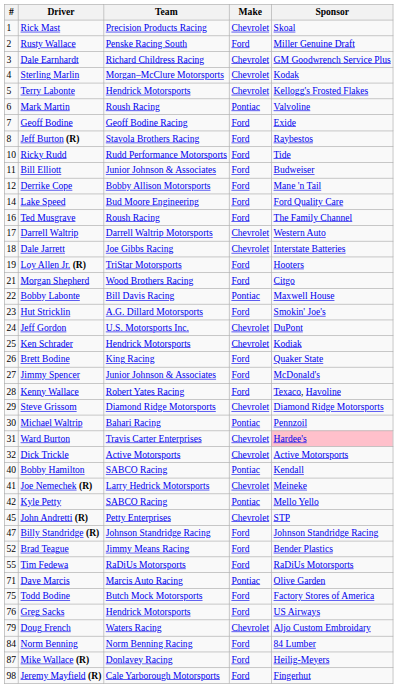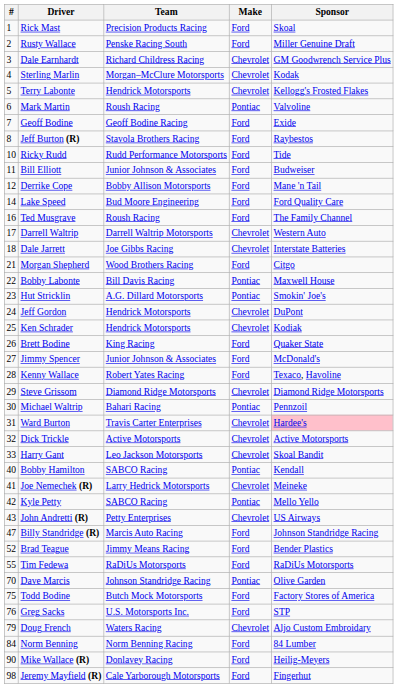(250, 28) Chevrolet -> (240, 28) Ford
- row: (53, 265)
(240, 312) Ford -> (246, 296) Pontiac
(147, 328) U.S. Motorsports Inc. -> (148, 312) Hendrick Motorsports
+ row: (42, 454)
(11, 517) 45 -> (11, 517) 43
(282, 517) STP -> (297, 517) US Airways
(158, 533) Johnson Standridge Racing -> (144, 533) Marcis Auto Racing
(11, 580) 71 -> (11, 580) 70
(144, 580) Marcis Auto Racing -> (158, 580) Johnson Standridge Racing
(148, 612) Hendrick Motorsports -> (147, 612) U.S. Motorsports Inc.
(297, 612) US Airways -> (282, 612) STP
(11, 659) 87 -> (11, 659) 90
